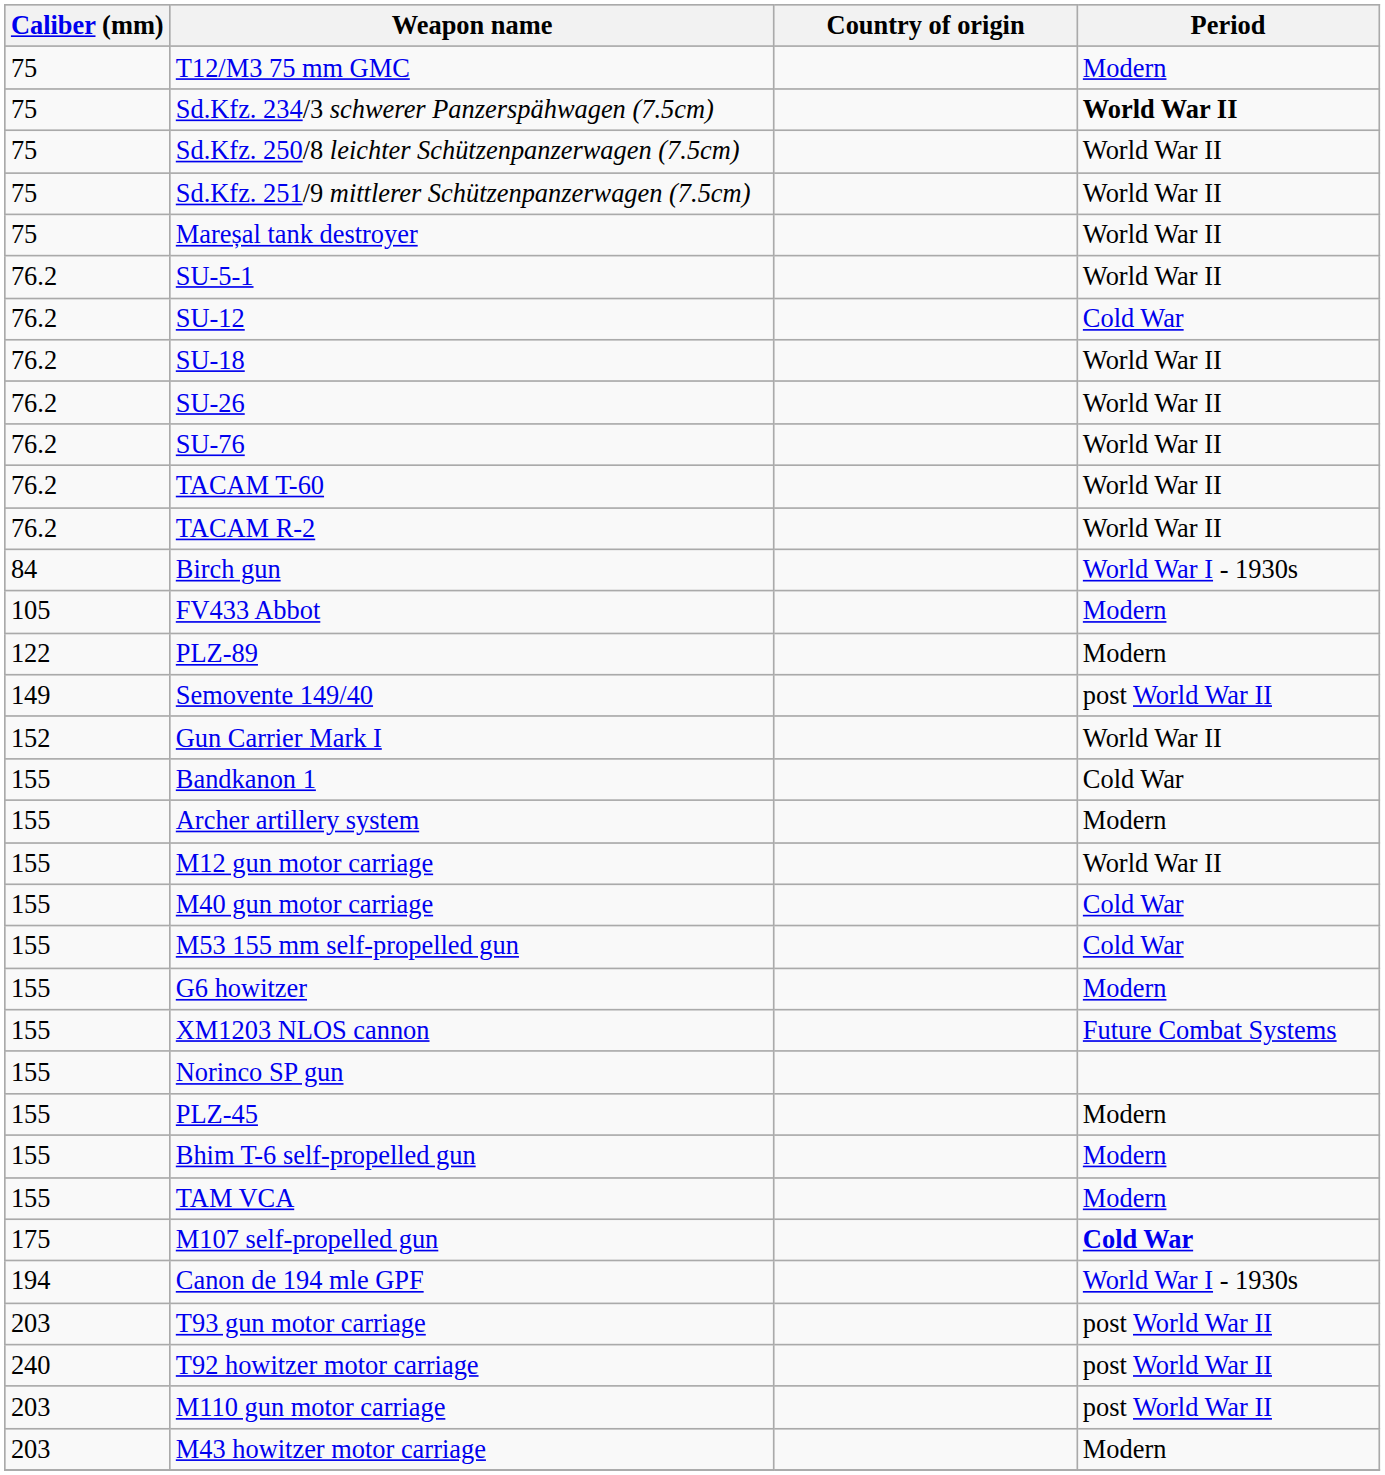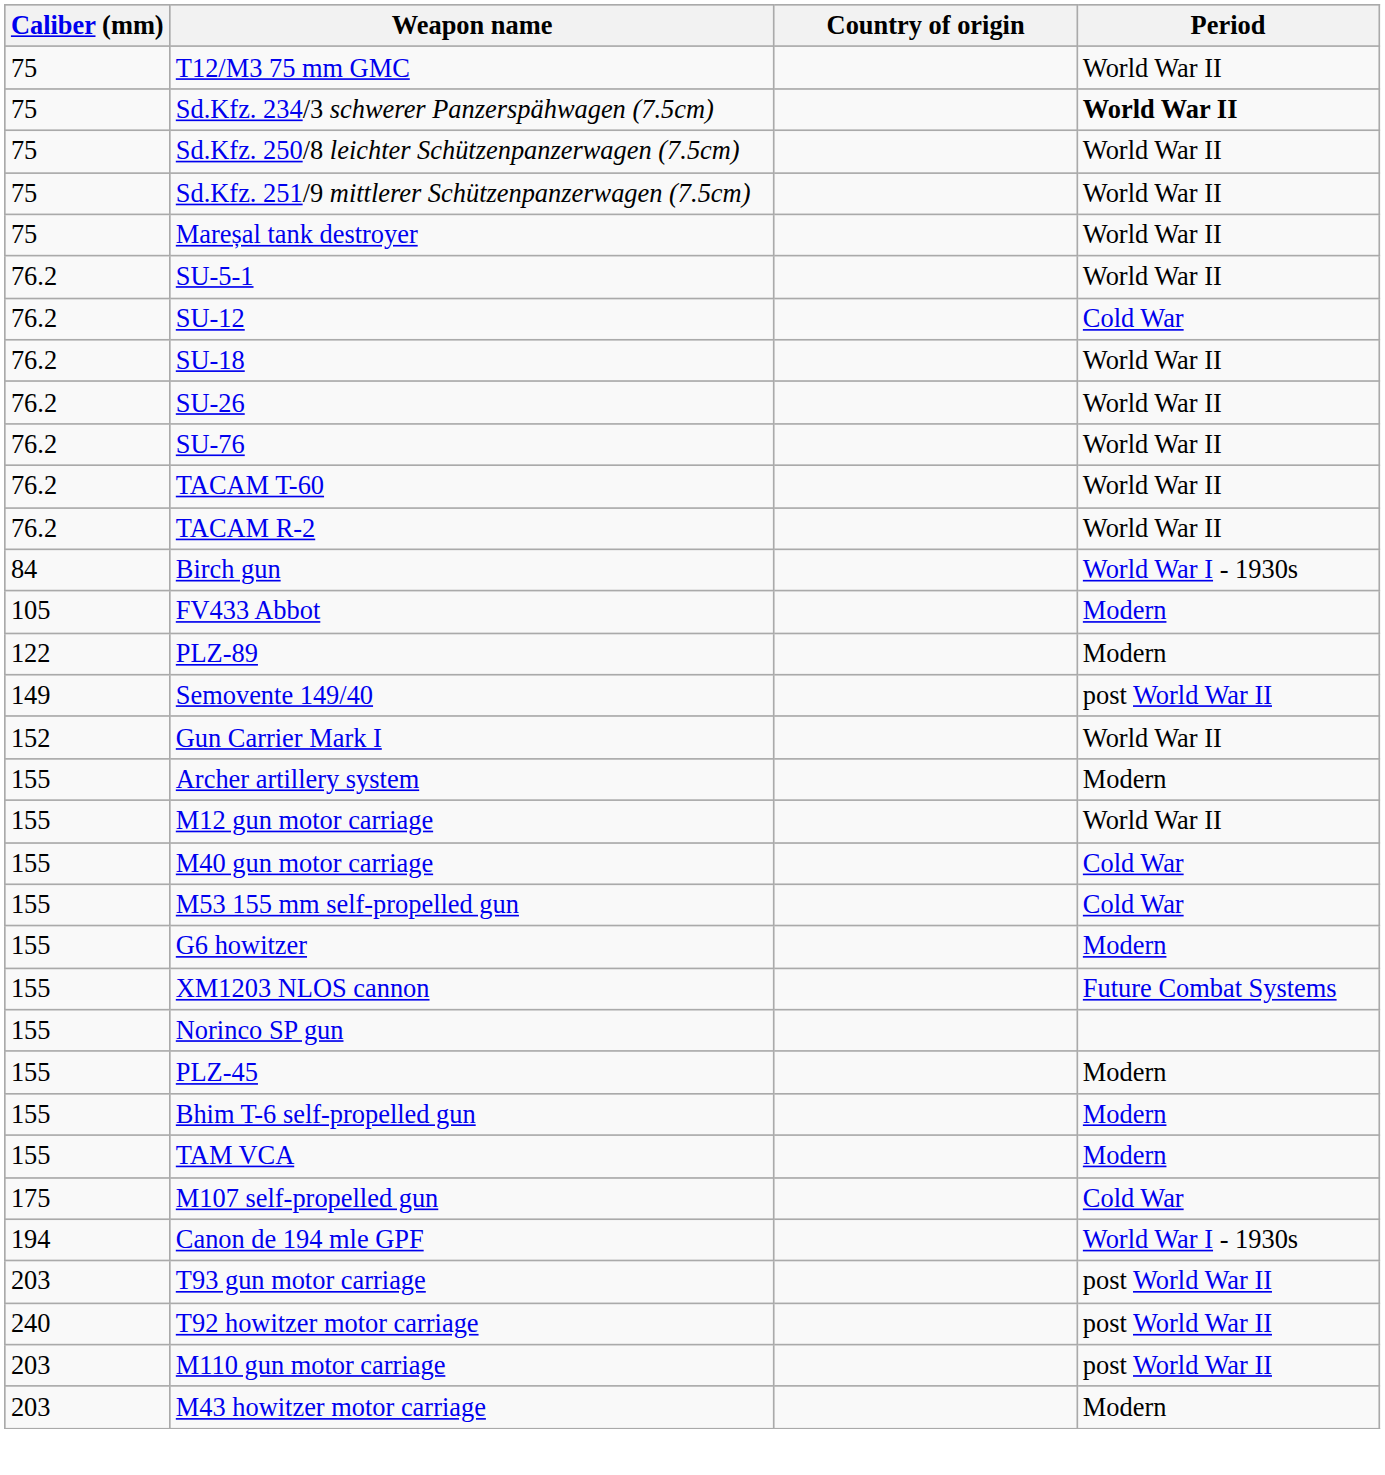(1125, 67) Modern -> (1152, 67) World War II
- row: (246, 779)
(1138, 1239) bold -> (1133, 1197) normal
